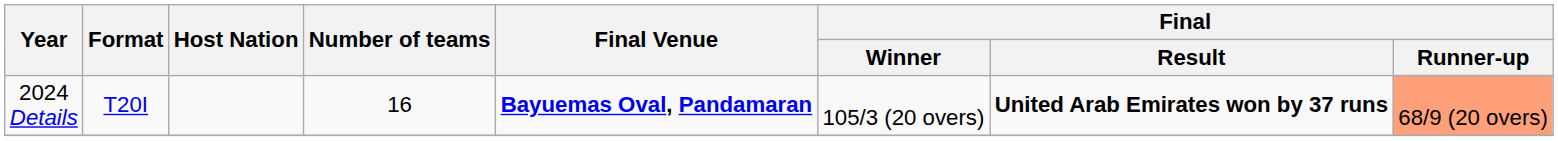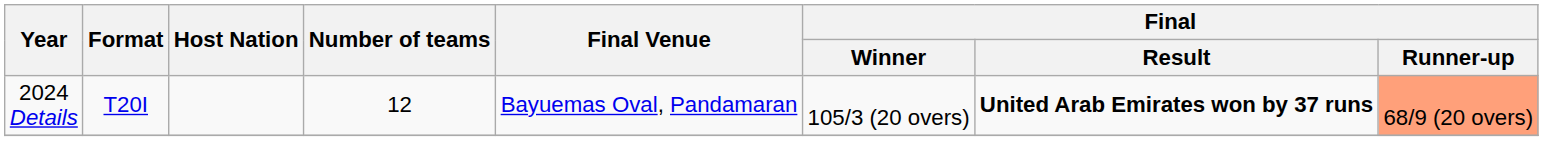(400, 105) 16 -> (400, 105) 12
(656, 105) bold -> (649, 105) normal
